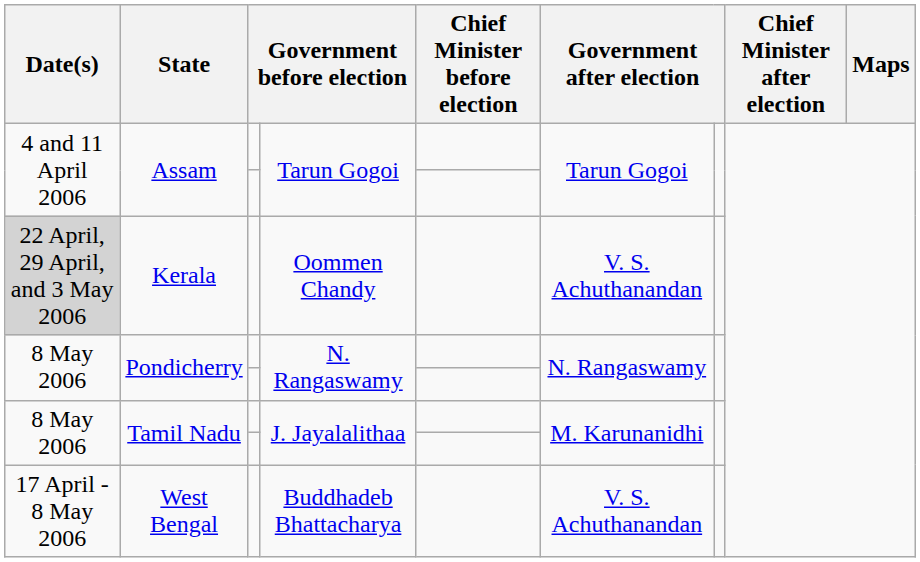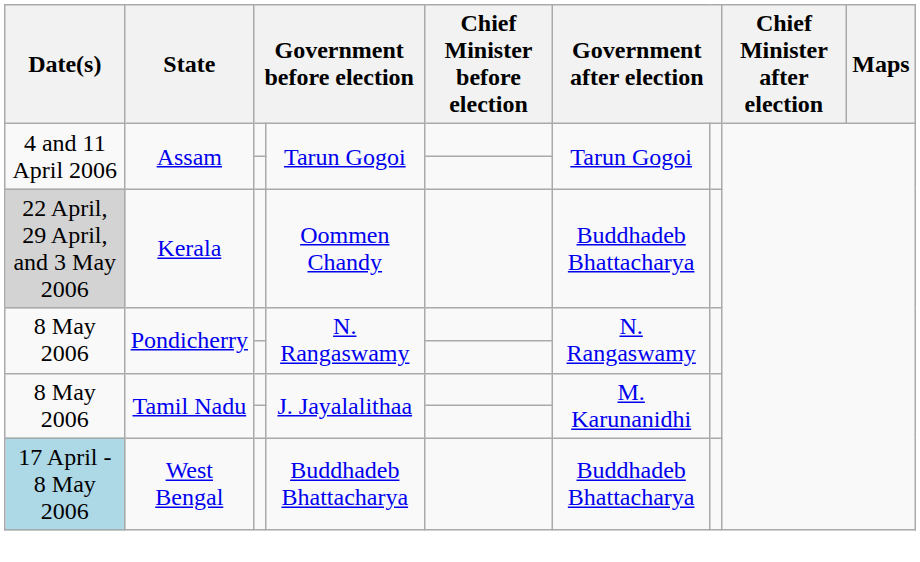(627, 275) V. S. Achuthanandan -> (631, 248) Buddhadeb Bhattacharya
(62, 510) no background -> (65, 483) lightblue background
(627, 510) V. S. Achuthanandan -> (631, 483) Buddhadeb Bhattacharya
